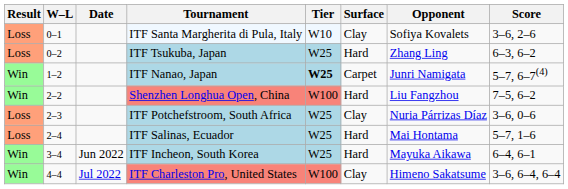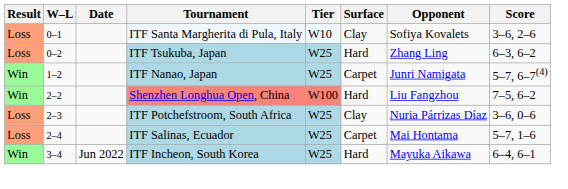(320, 74) bold -> (320, 74) normal
(356, 134) Hard -> (360, 134) Carpet
- row: (213, 173)
